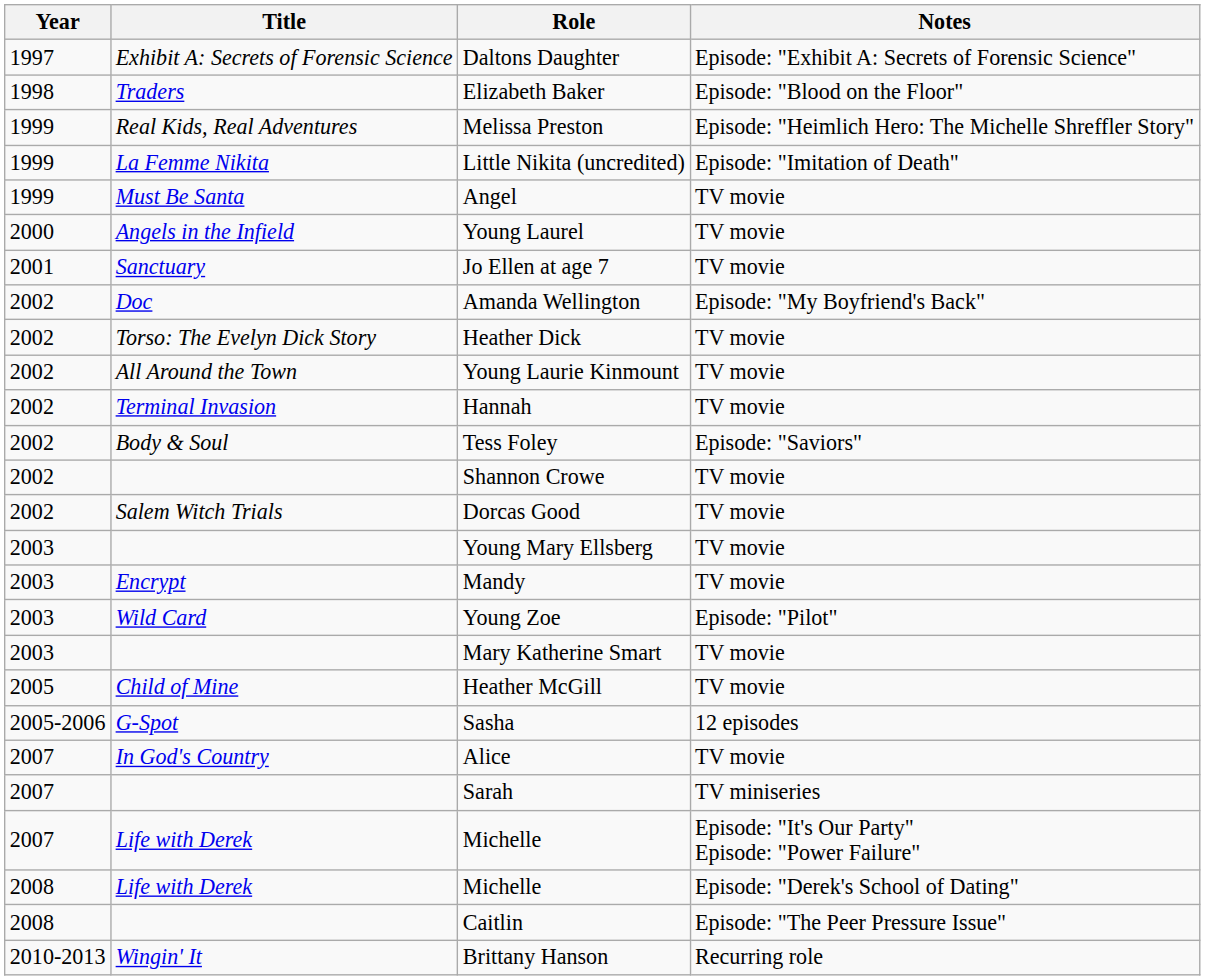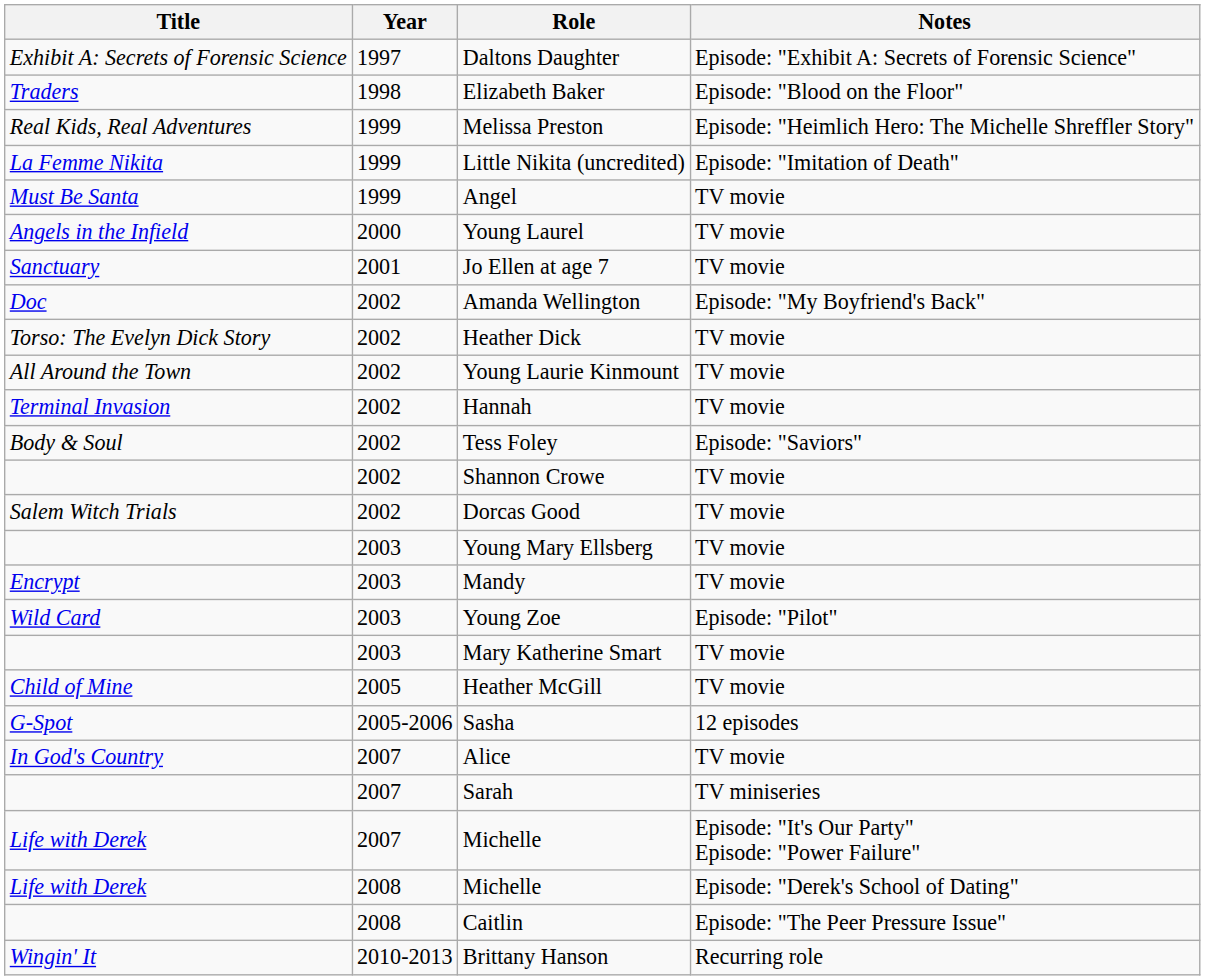columns swapped: (58, 22) <-> (284, 22)
